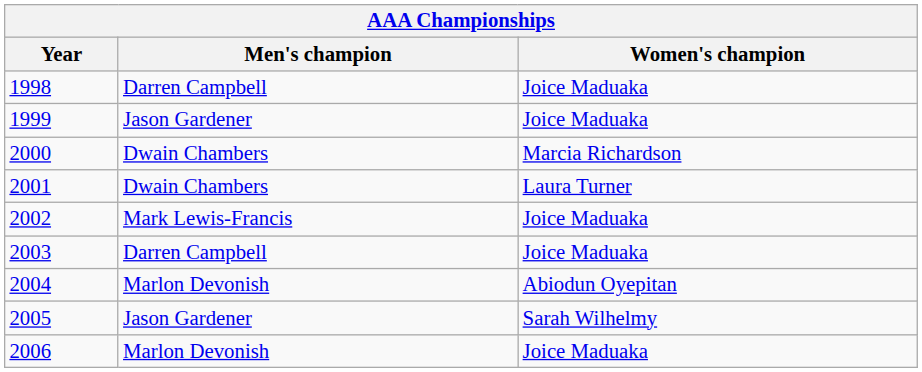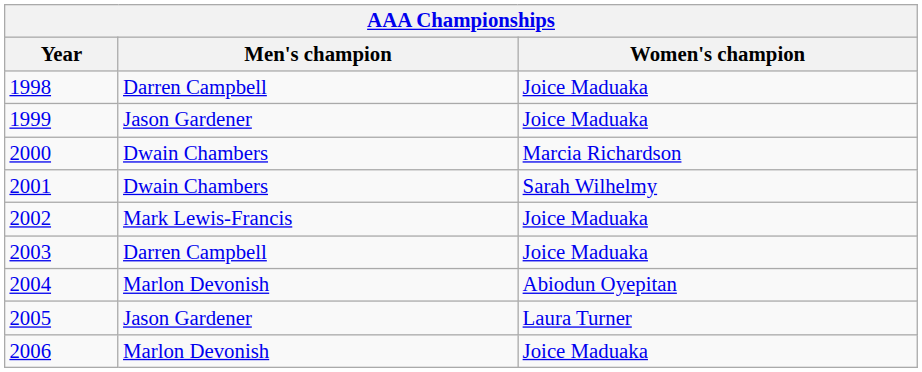(577, 185) Laura Turner -> (590, 185) Sarah Wilhelmy
(590, 317) Sarah Wilhelmy -> (577, 317) Laura Turner
